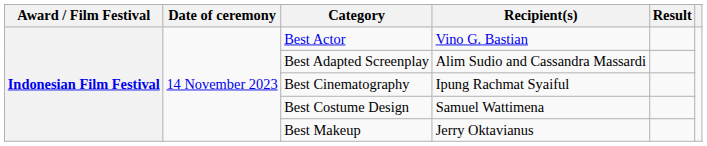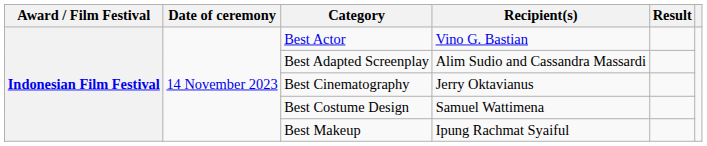(502, 84) Ipung Rachmat Syaiful -> (485, 84) Jerry Oktavianus
(485, 130) Jerry Oktavianus -> (502, 130) Ipung Rachmat Syaiful
